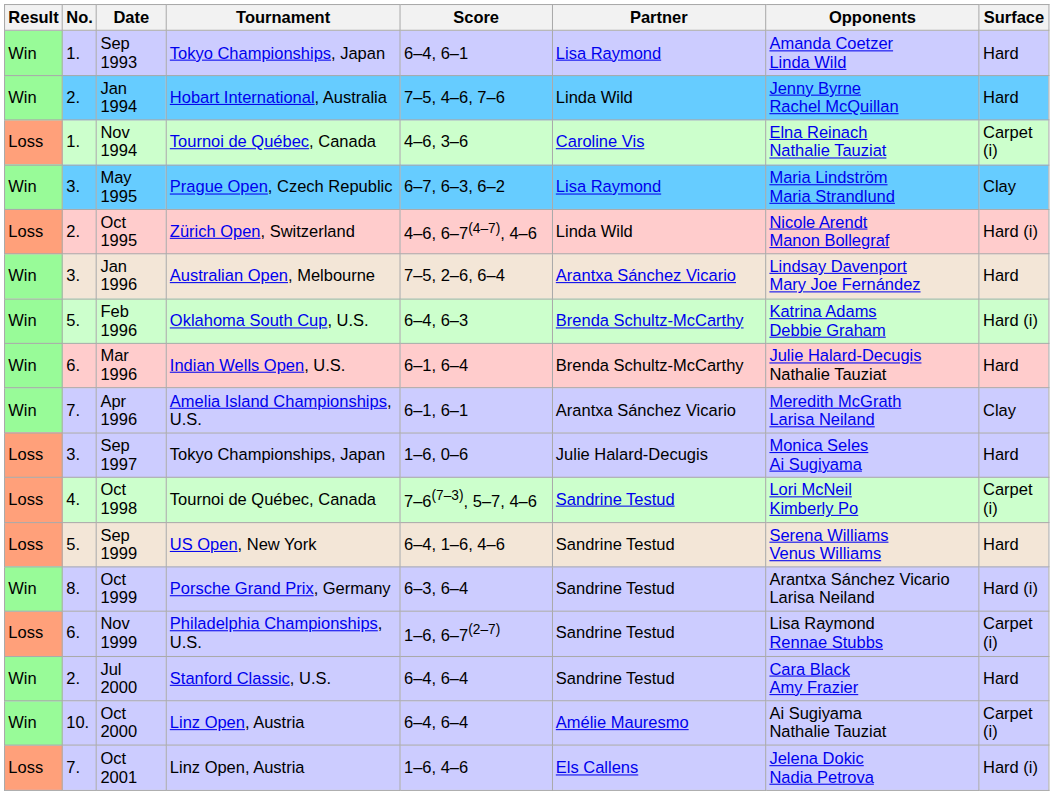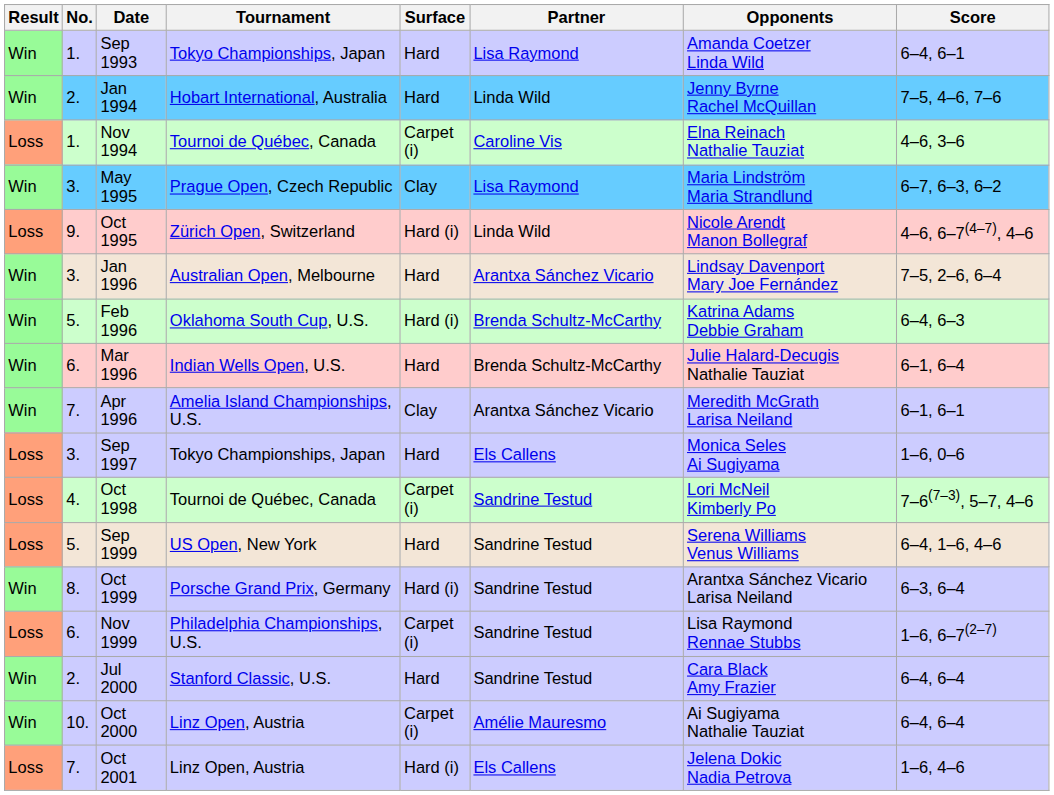columns swapped: (1014, 17) <-> (476, 17)
(73, 231) 2. -> (73, 231) 9.
(632, 455) Julie Halard-Decugis -> (515, 455) Els Callens
